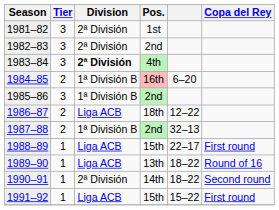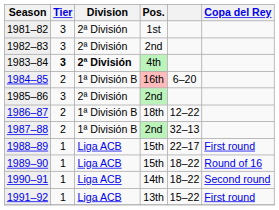(63, 63) normal -> (63, 63) bold
(107, 96) 1ª División B -> (102, 96) 2ª División
(100, 113) Liga ACB -> (107, 113) 1ª División B
(154, 163) 13th -> (154, 163) 15th
(102, 180) 2ª División -> (100, 180) Liga ACB
(154, 196) 15th -> (154, 196) 13th
